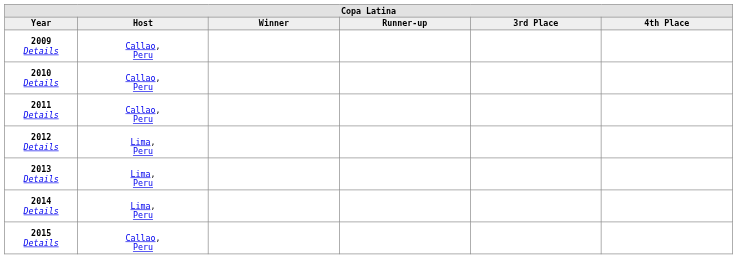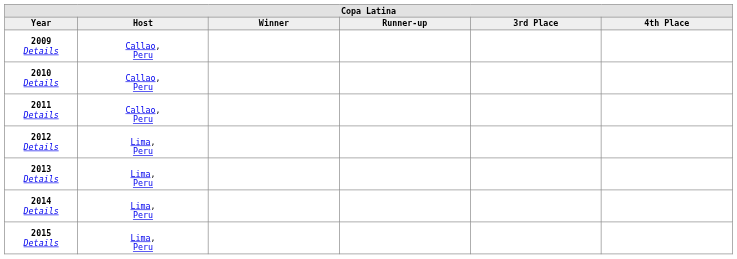(143, 243) Callao, Peru -> (143, 243) Lima, Peru
